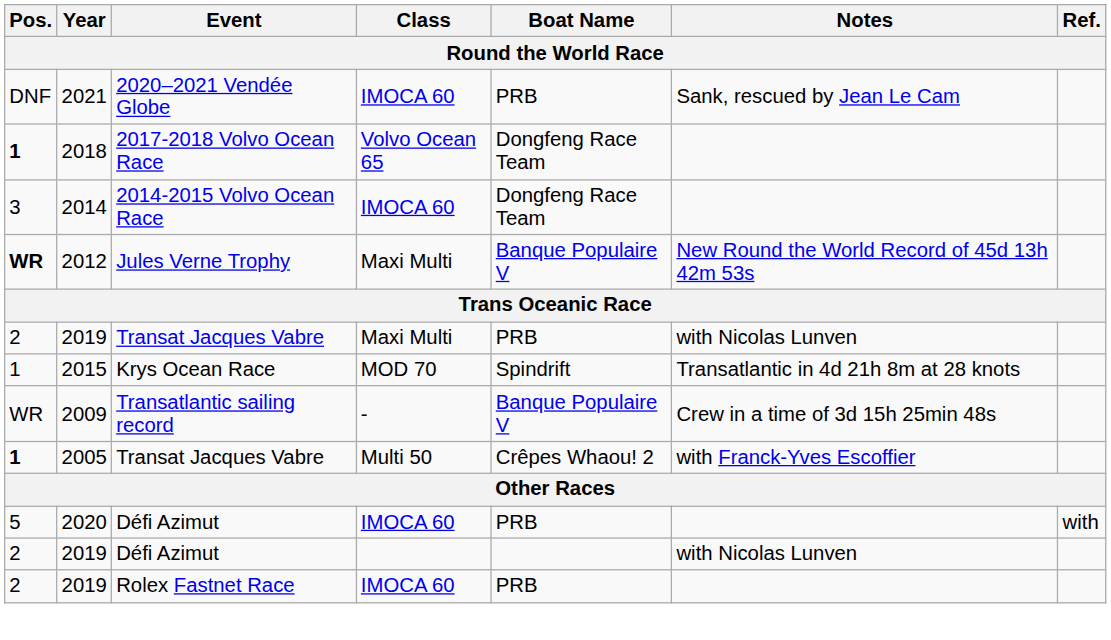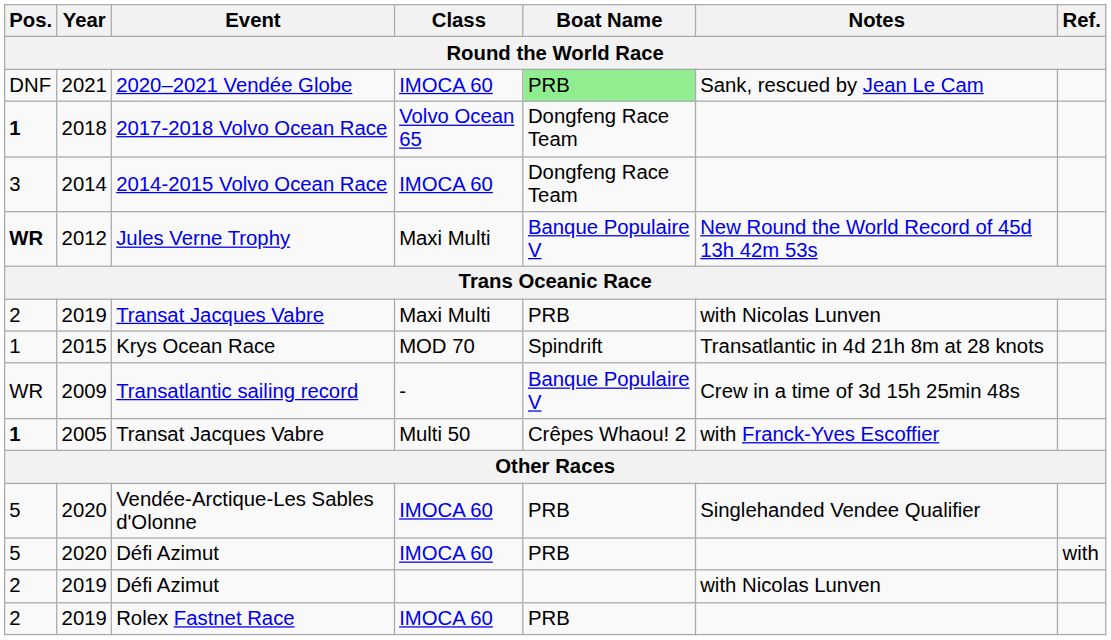(517, 96) no background -> (549, 85) lightgreen background
+ row: (84, 510)
